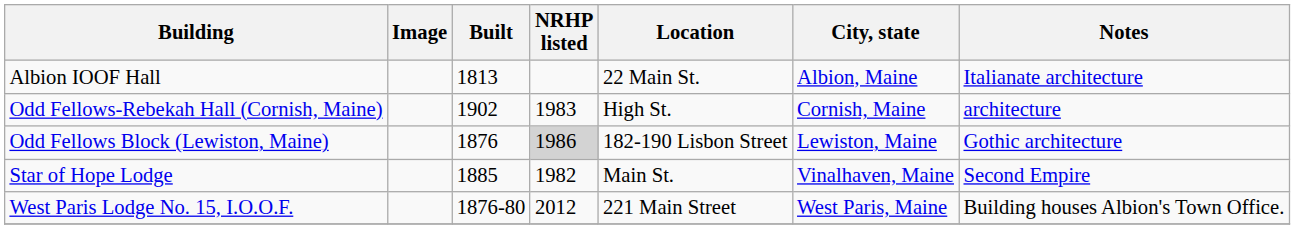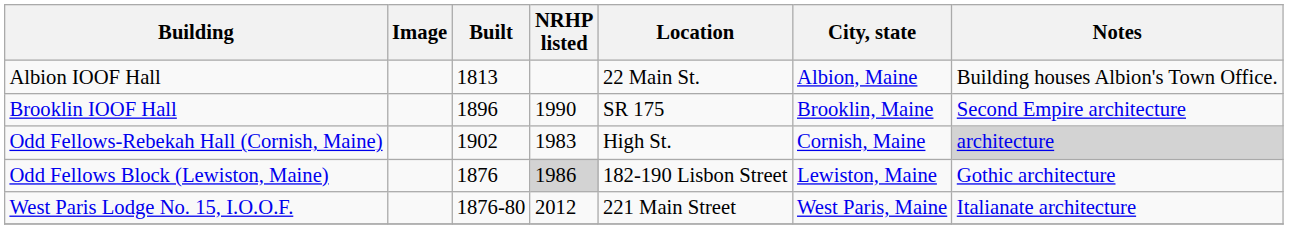(1053, 76) Italianate architecture -> (1117, 76) Building houses Albion's Town Office.
+ row: (93, 109)
(1012, 109) no background -> (1005, 142) lightgrey background
- row: (91, 175)
(1124, 207) Building houses Albion's Town Office. -> (1046, 207) Italianate architecture
